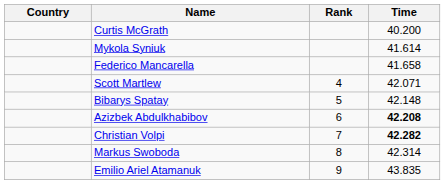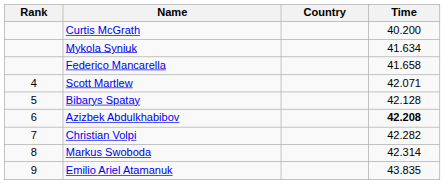columns swapped: (339, 13) <-> (48, 13)
(404, 48) 41.614 -> (404, 48) 41.634
(404, 100) 42.148 -> (404, 100) 42.128
(404, 135) bold -> (404, 135) normal
